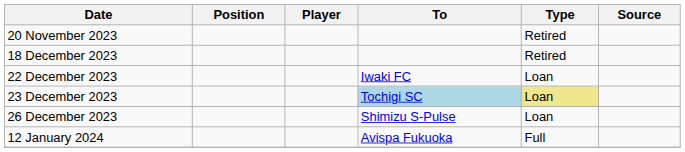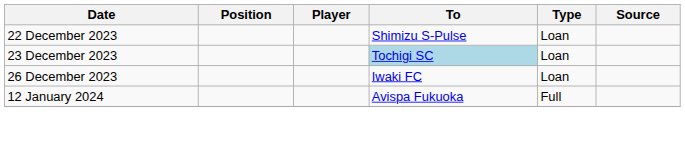- row: (62, 35)
- row: (62, 56)
(386, 76) Iwaki FC -> (419, 35) Shimizu S-Pulse
(539, 97) khaki background -> (555, 56) no background
(408, 117) Shimizu S-Pulse -> (397, 76) Iwaki FC
